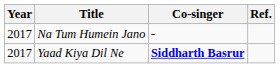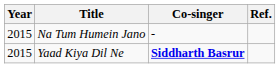(20, 33) 2017 -> (20, 33) 2015
(20, 53) 2017 -> (20, 53) 2015
